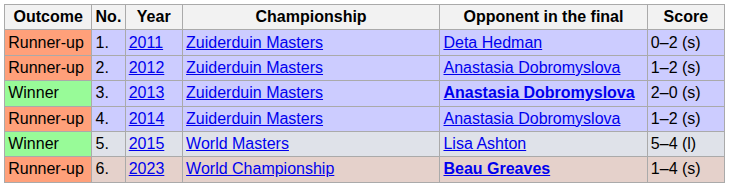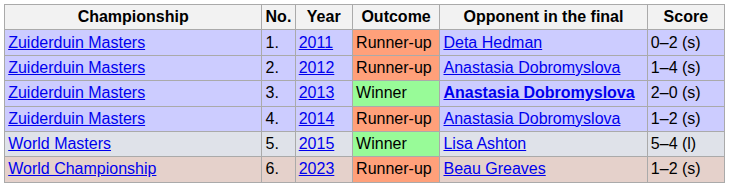columns swapped: (48, 17) <-> (311, 17)
(676, 67) 1–2 (s) -> (676, 67) 1–4 (s)
(497, 169) bold -> (495, 169) normal
(676, 169) 1–4 (s) -> (676, 169) 1–2 (s)
